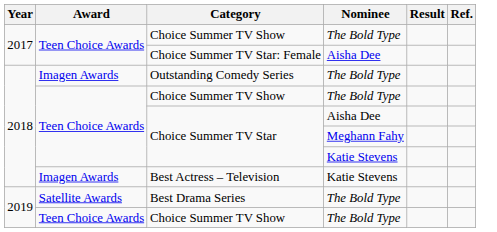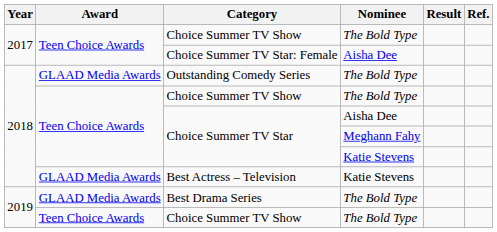(79, 75) Imagen Awards -> (100, 75) GLAAD Media Awards
(79, 177) Imagen Awards -> (100, 177) GLAAD Media Awards
(80, 197) Satellite Awards -> (100, 197) GLAAD Media Awards
